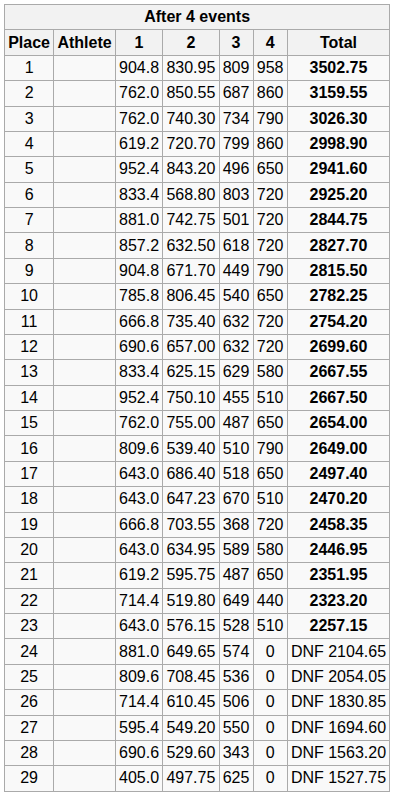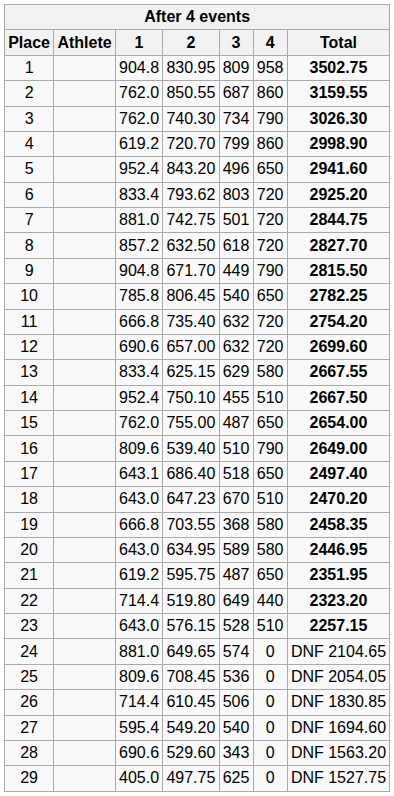(191, 194) 568.80 -> (191, 194) 793.62
(139, 473) 643.0 -> (139, 473) 643.1
(270, 524) 720 -> (270, 524) 580
(236, 727) 550 -> (236, 727) 540
